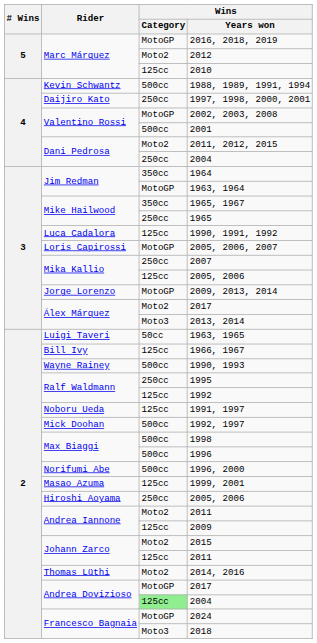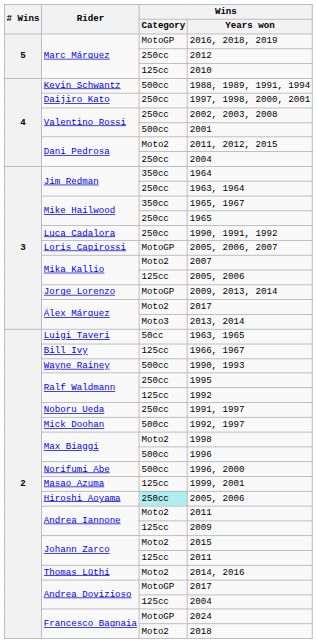(155, 56) Moto2 -> (155, 56) 250cc
(158, 115) MotoGP -> (155, 115) 250cc
(158, 189) MotoGP -> (155, 189) 250cc
(155, 233) 125cc -> (155, 233) 250cc
(155, 263) 250cc -> (155, 263) Moto2
(155, 410) 125cc -> (155, 410) 250cc
(155, 440) 500cc -> (155, 440) Moto2
(155, 499) no background -> (155, 499) paleturquoise background
(155, 602) lightgreen background -> (155, 602) no background
(155, 632) Moto3 -> (155, 632) Moto2
